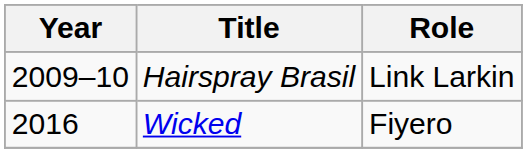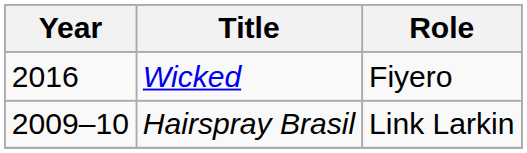rows swapped: (249, 76) <-> (192, 123)
